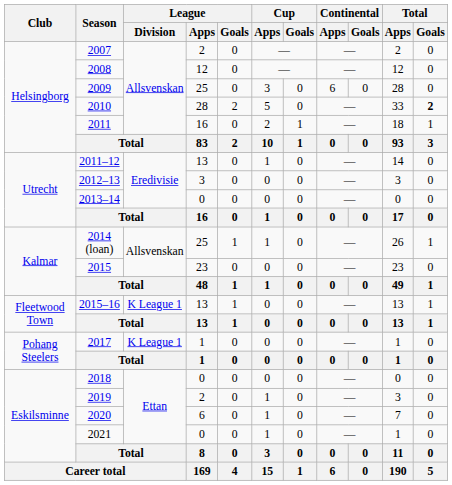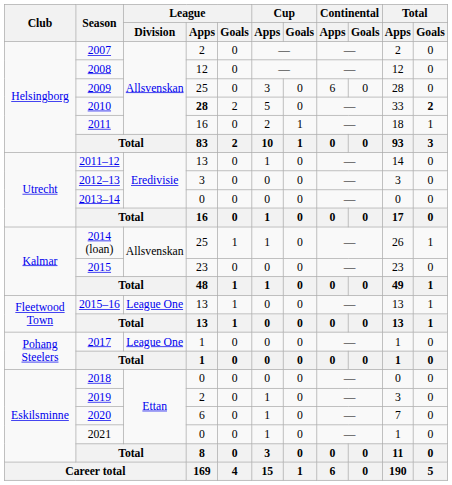(202, 106) normal -> (202, 106) bold
(155, 304) K League 1 -> (155, 304) League One
(155, 341) K League 1 -> (155, 341) League One
